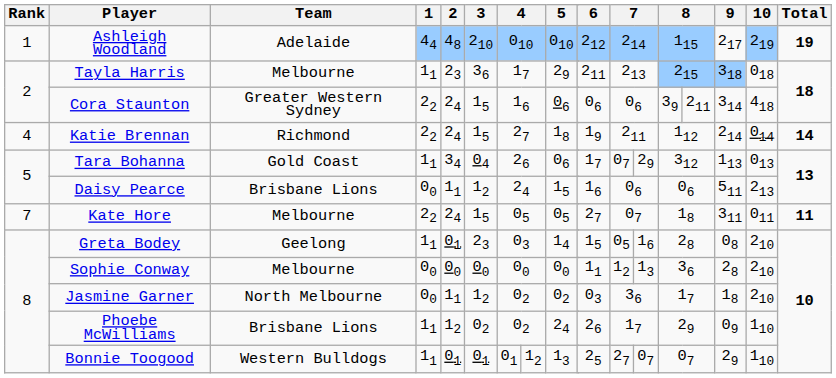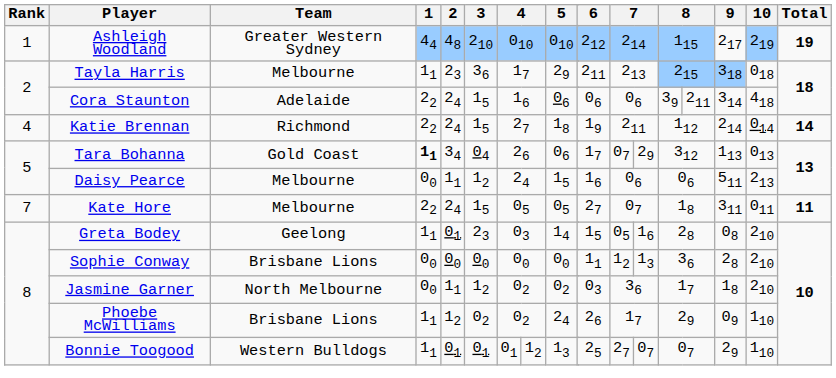(313, 43) Adelaide -> (313, 43) Greater Western Sydney
(313, 105) Greater Western Sydney -> (313, 101) Adelaide
(429, 161) normal -> (429, 153) bold
(313, 189) Brisbane Lions -> (313, 181) Melbourne
(313, 270) Melbourne -> (313, 262) Brisbane Lions
